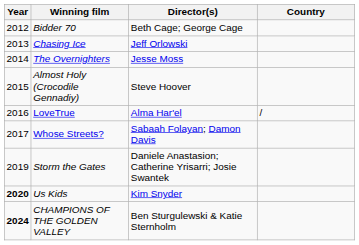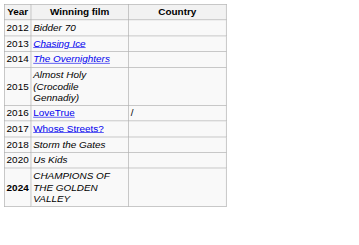- column: (193, 12)
(18, 167) 2019 -> (18, 144) 2018
(18, 194) bold -> (18, 160) normal
